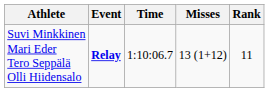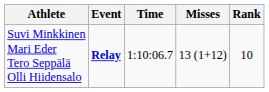(247, 56) 11 -> (247, 56) 10
